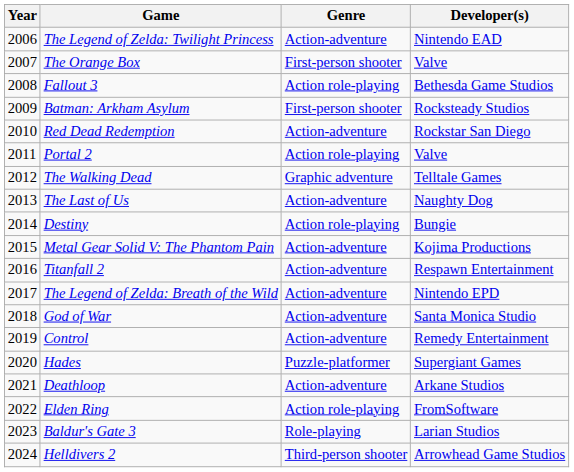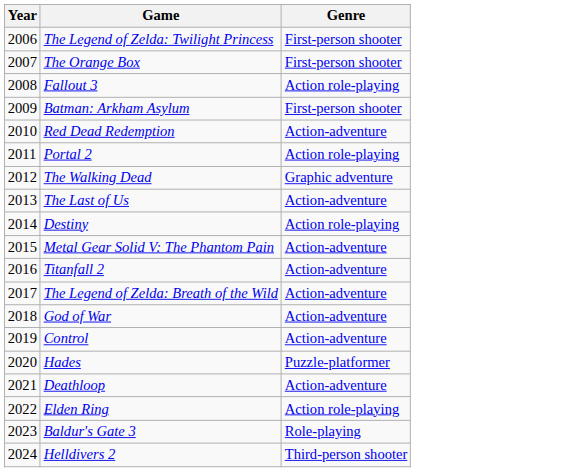- column: (490, 16)
(336, 39) Action-adventure -> (343, 39) First-person shooter
